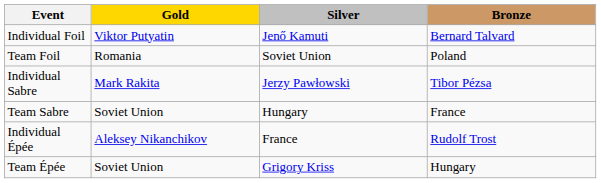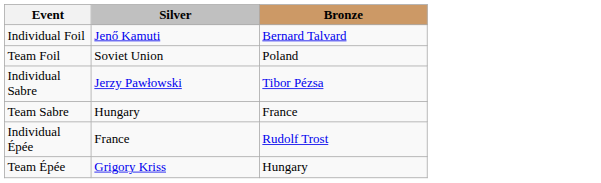- column: (175, 14)
